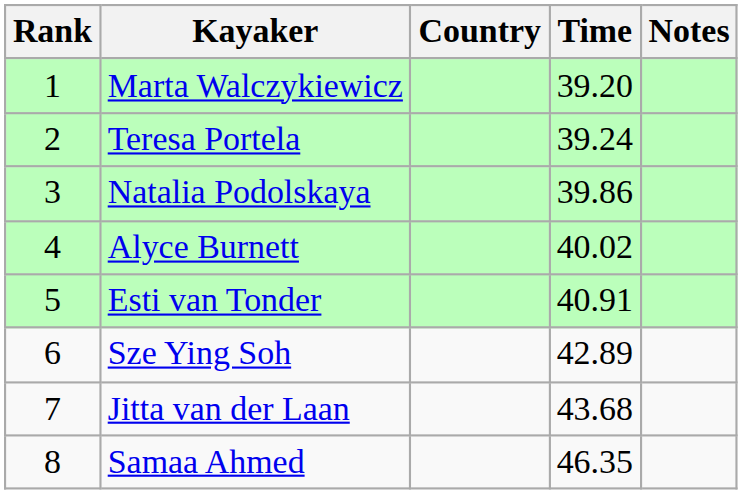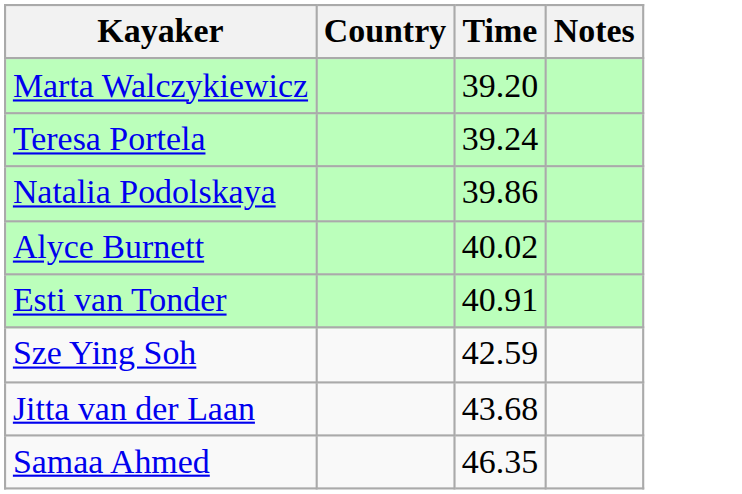- column: (52, 31)
(595, 354) 42.89 -> (500, 354) 42.59
